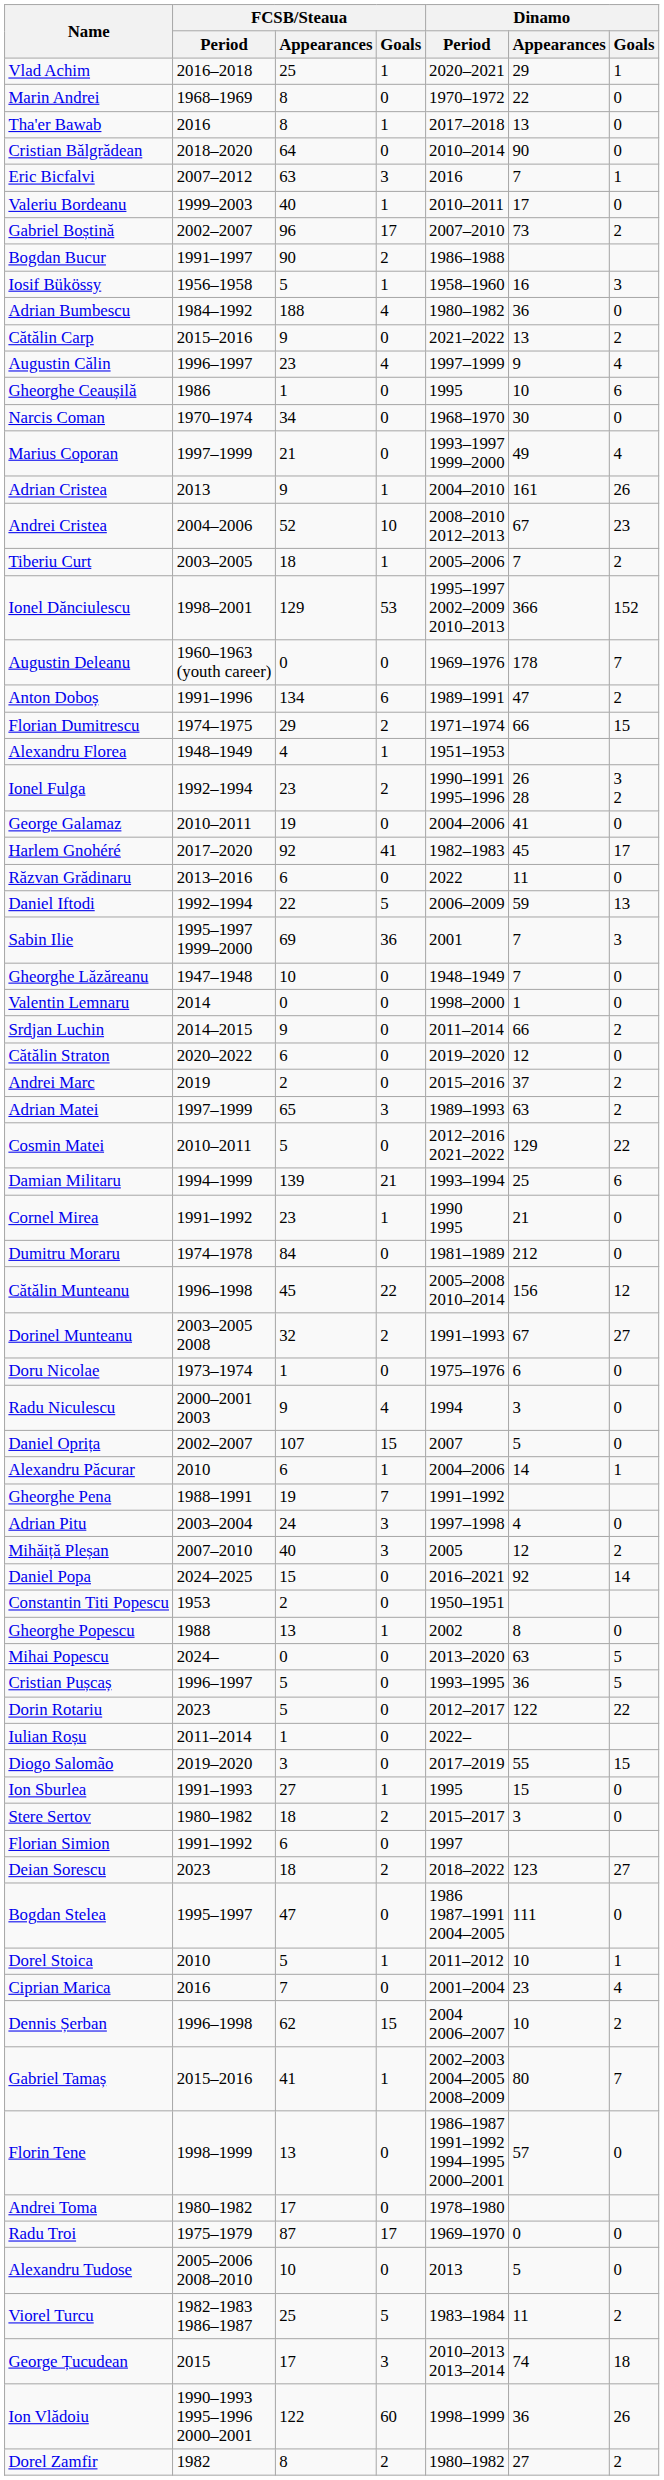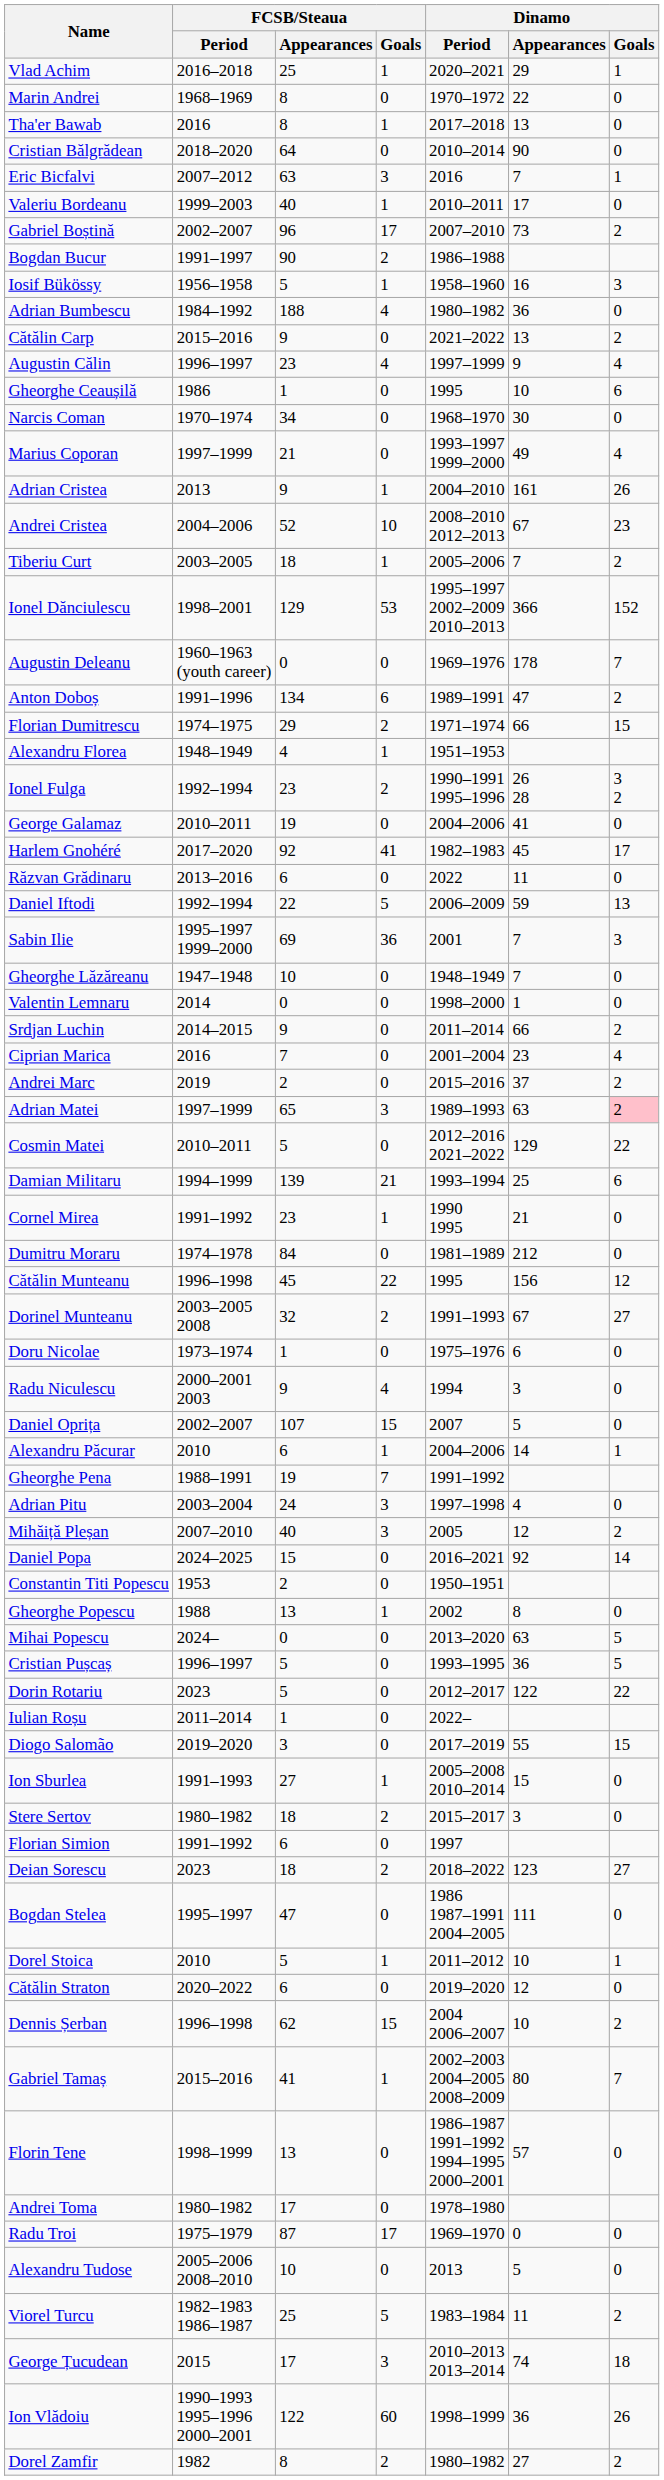rows swapped: (59, 1987) <-> (59, 1056)
(618, 1109) no background -> (618, 1109) pink background
(467, 1289) 2005–2008 2010–2014 -> (446, 1280) 1995
(446, 1789) 1995 -> (467, 1780) 2005–2008 2010–2014
